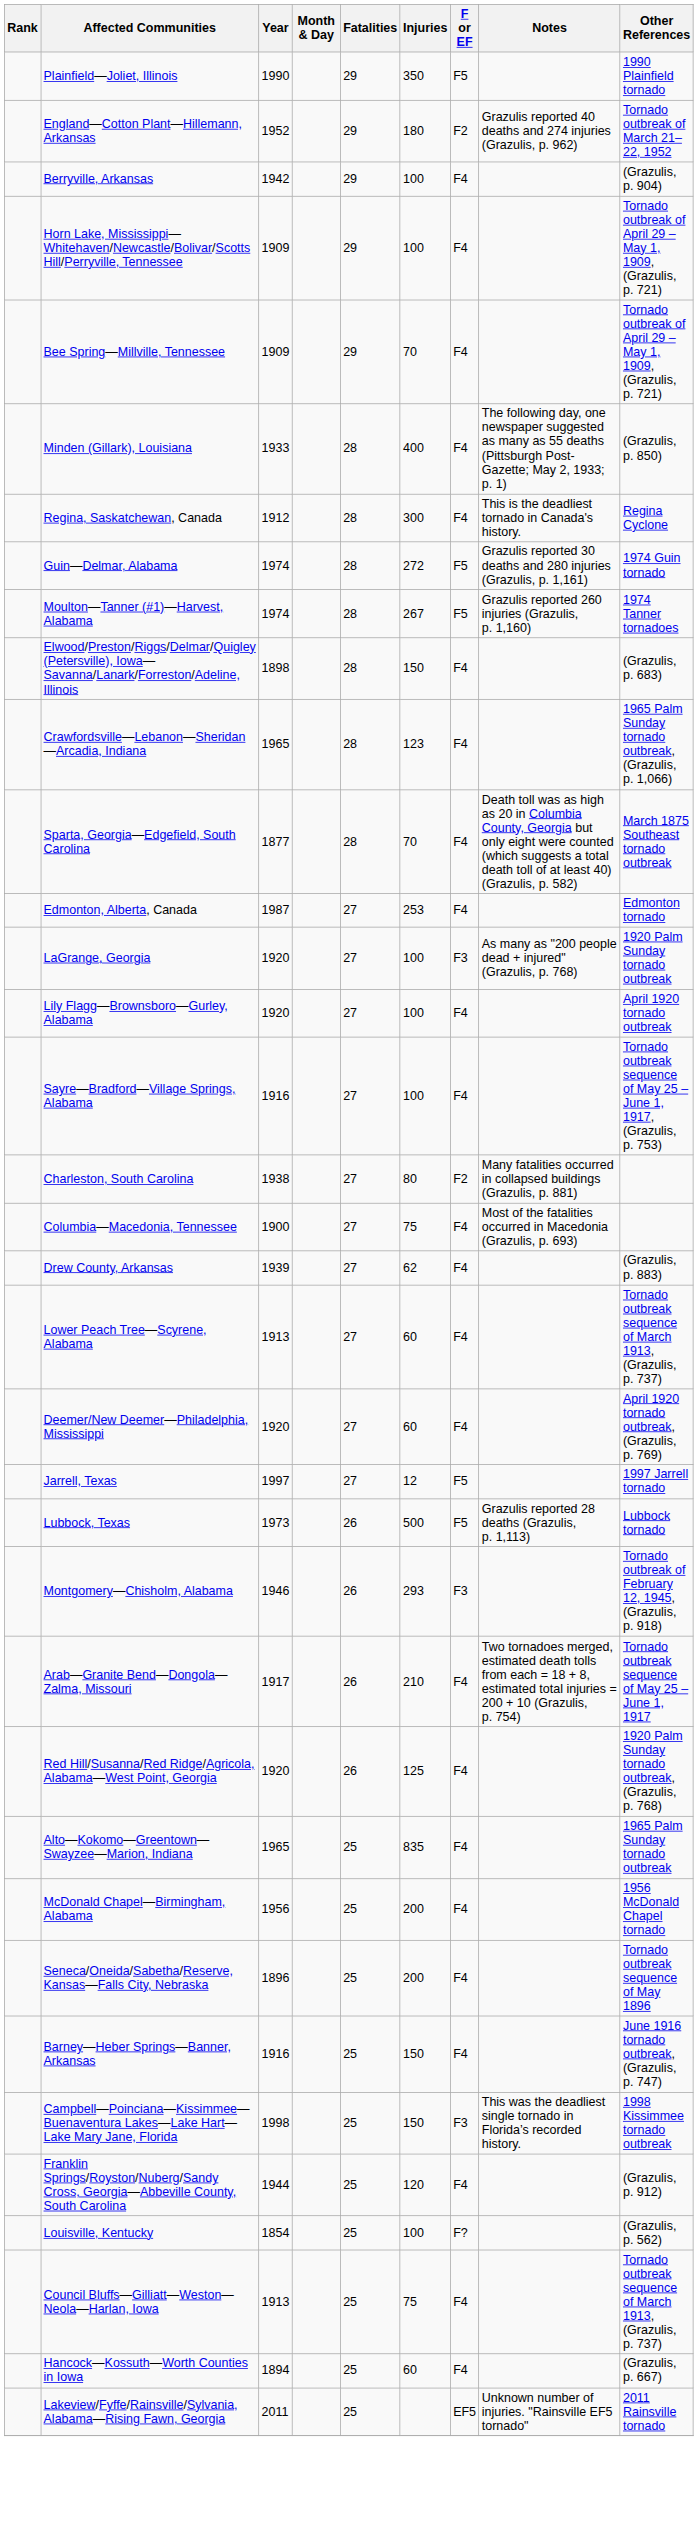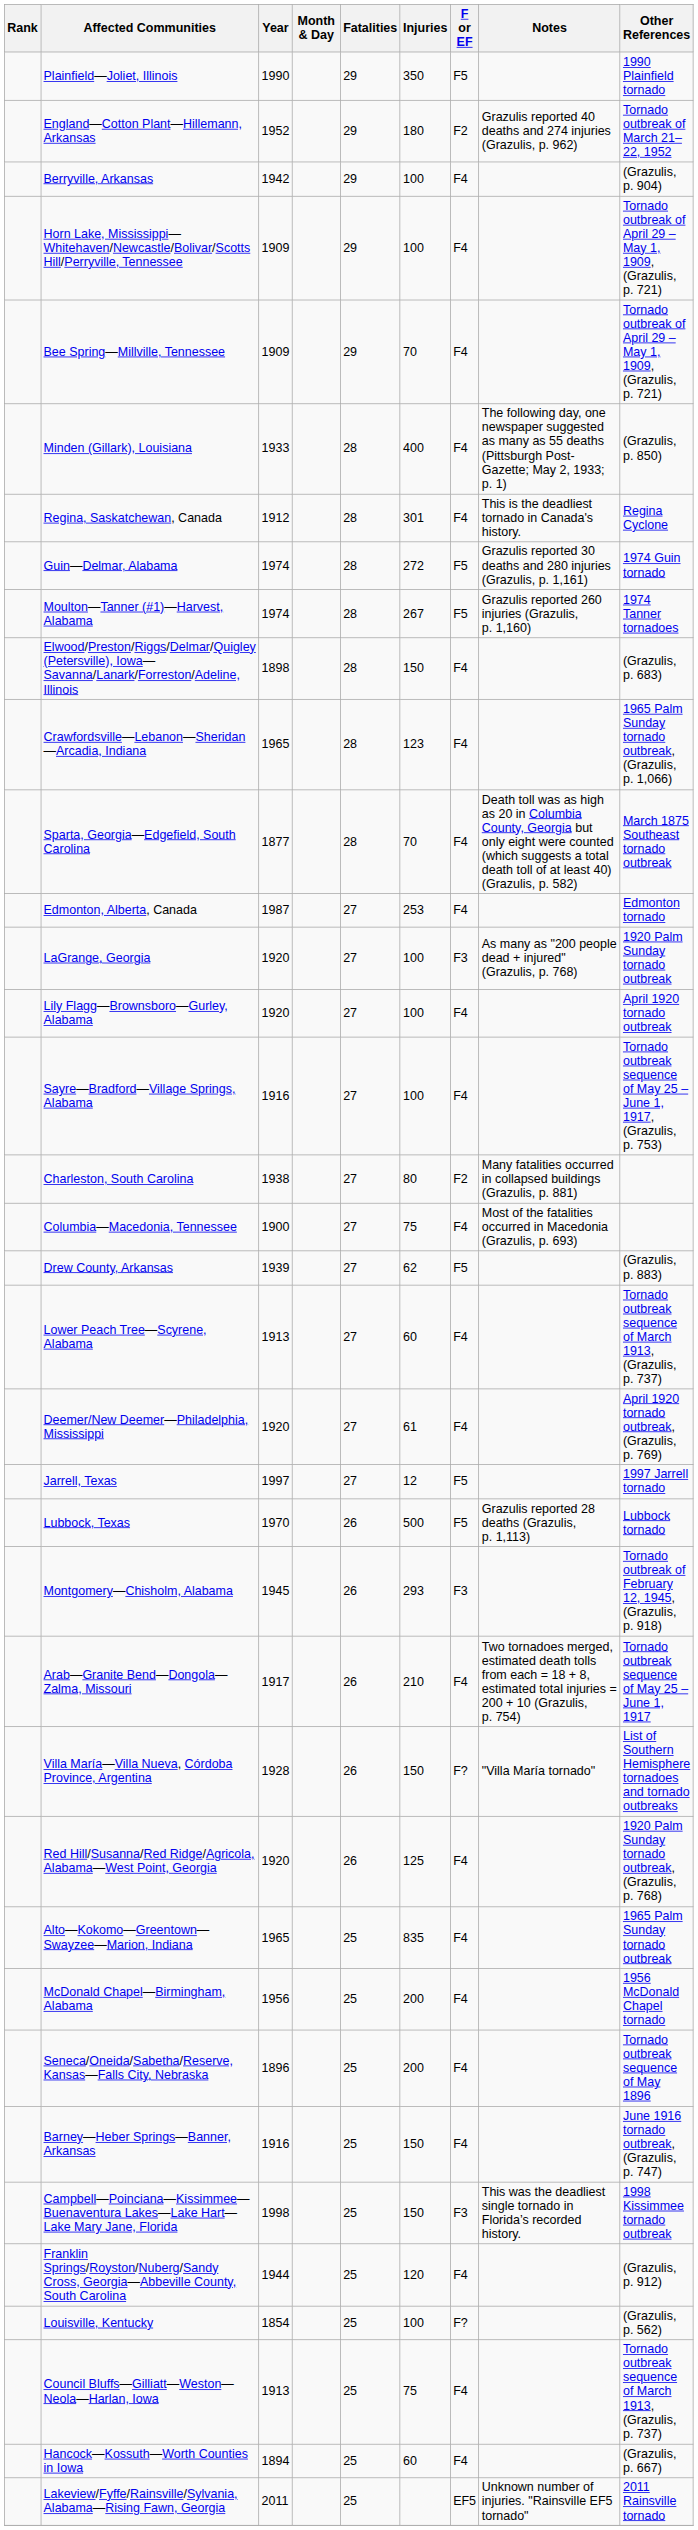(413, 517) 300 -> (413, 517) 301
(460, 1267) F4 -> (460, 1267) F5
(410, 1426) 60 -> (410, 1426) 61
(275, 1522) 1973 -> (275, 1522) 1970
(275, 1591) 1946 -> (275, 1591) 1945
+ row: (138, 1771)
